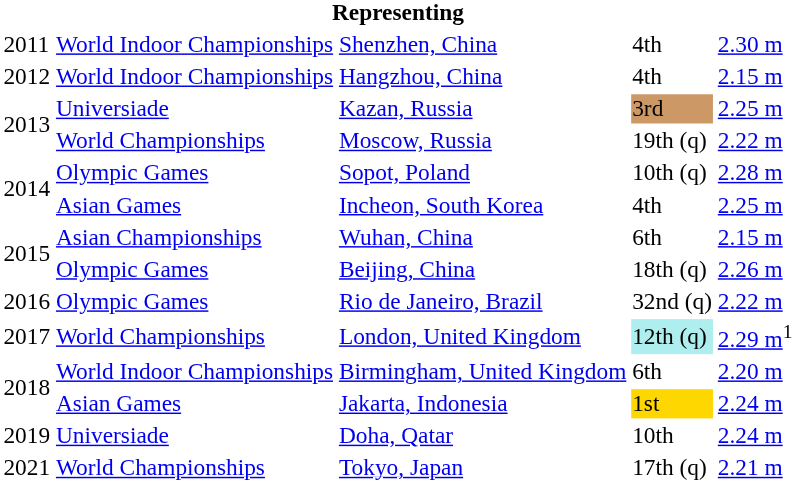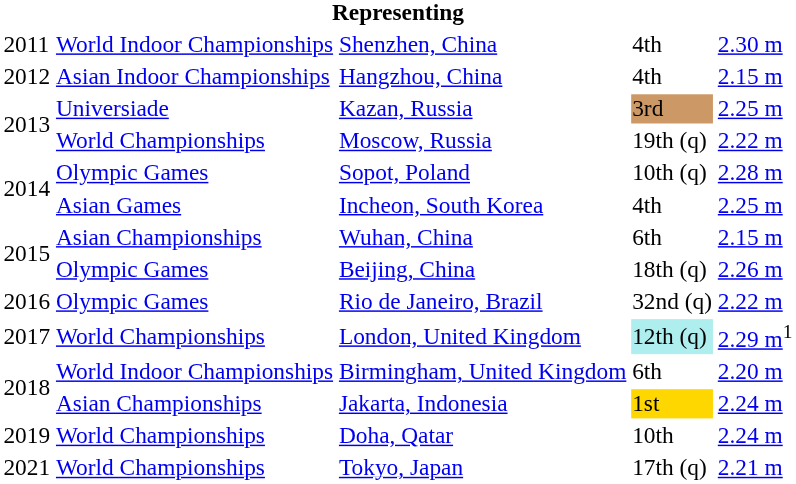(195, 76) World Indoor Championships -> (193, 76) Asian Indoor Championships
(119, 404) Asian Games -> (159, 404) Asian Championships
(112, 436) Universiade -> (160, 436) World Championships
